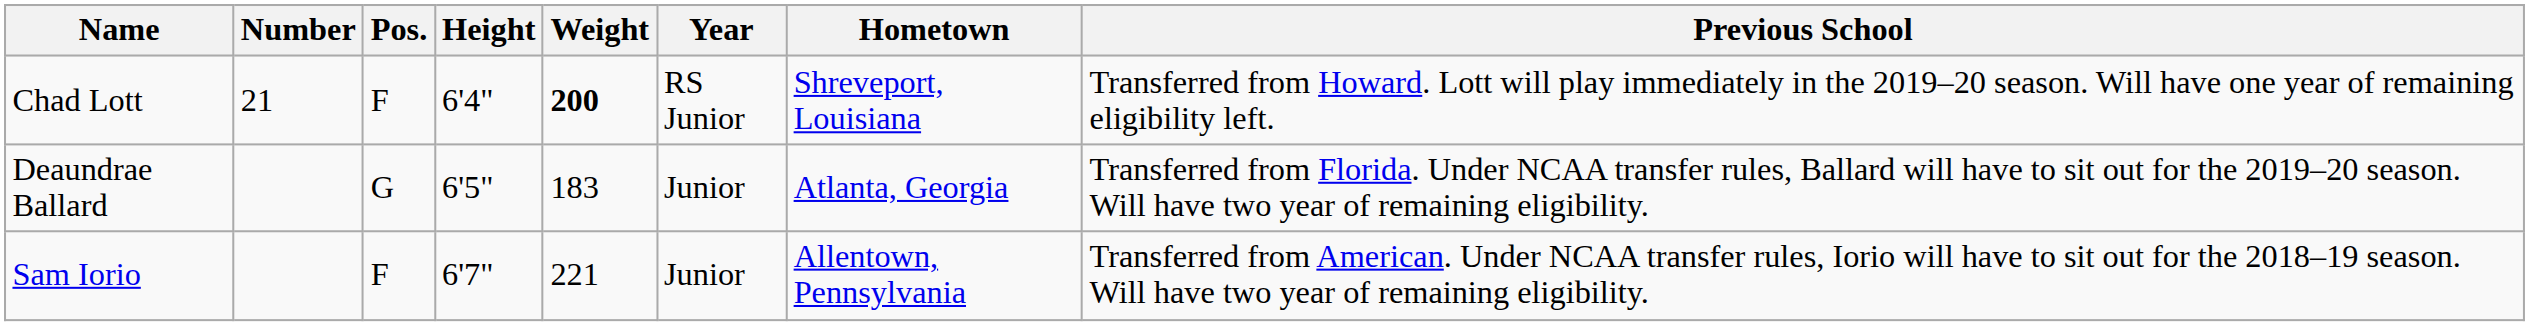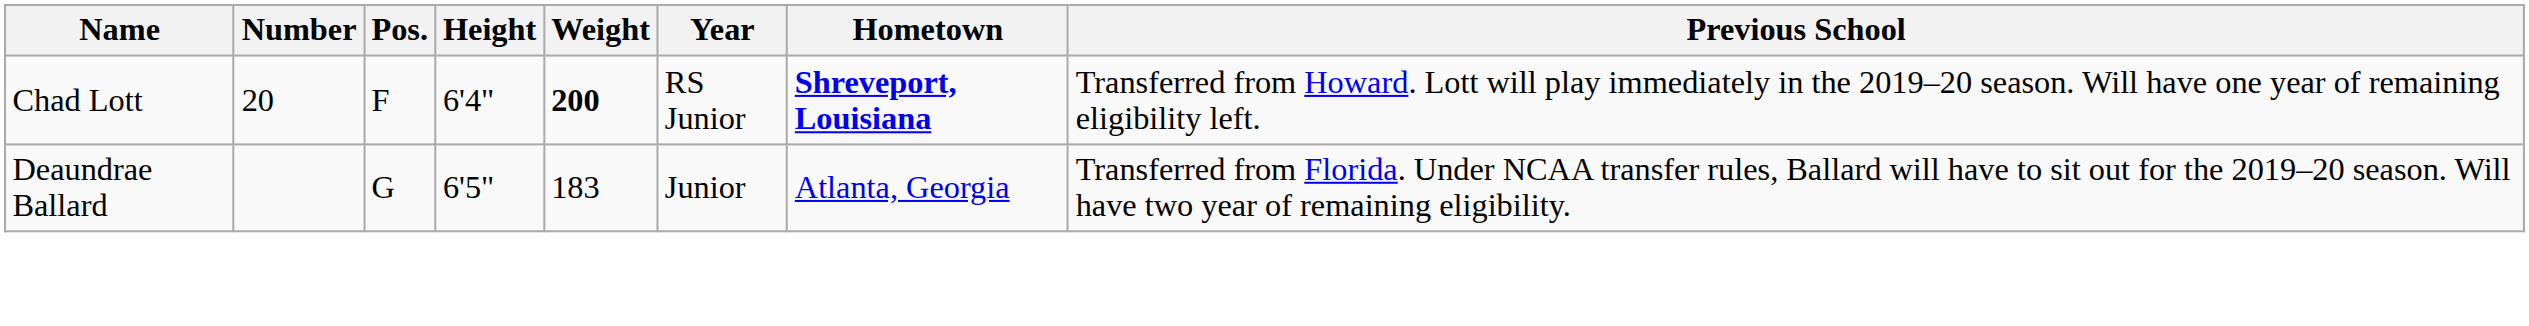(257, 99) 21 -> (258, 99) 20
(869, 99) normal -> (876, 99) bold
- row: (77, 274)
